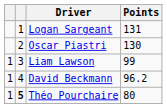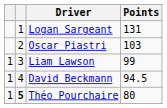(132, 46) 130 -> (132, 46) 103
(135, 79) 96.2 -> (135, 79) 94.5
